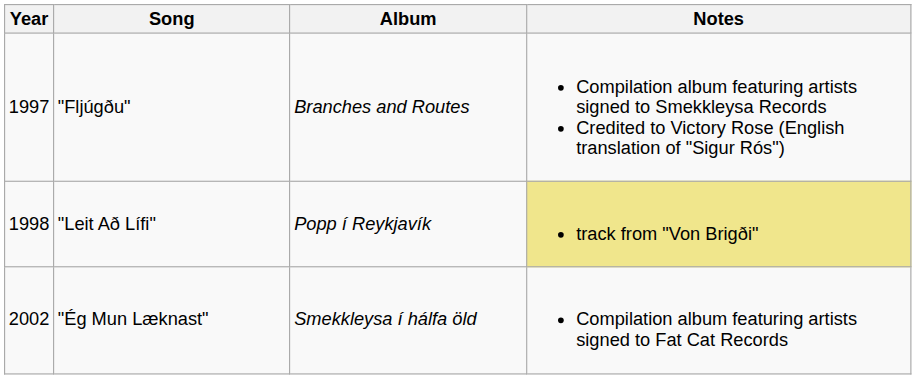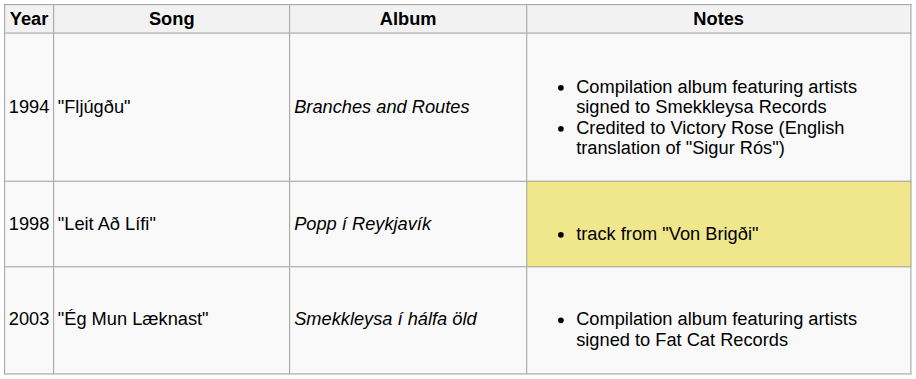(29, 107) 1997 -> (29, 107) 1994
(29, 320) 2002 -> (29, 320) 2003
